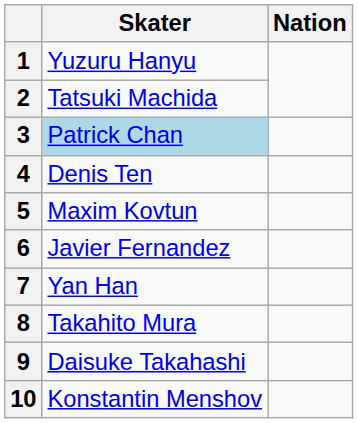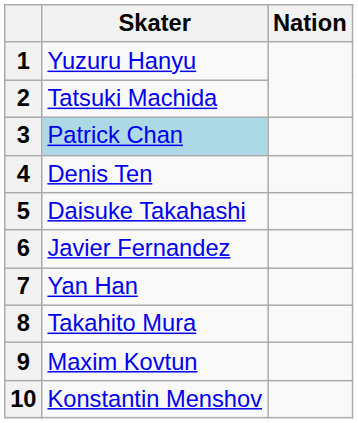(122, 211) Maxim Kovtun -> (147, 211) Daisuke Takahashi
(147, 361) Daisuke Takahashi -> (122, 361) Maxim Kovtun
